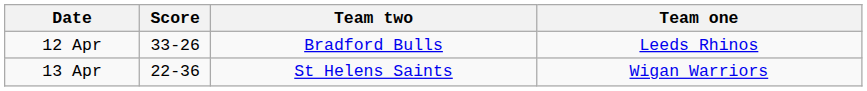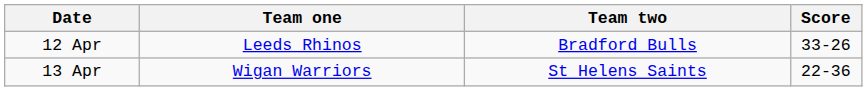columns swapped: (699, 18) <-> (175, 18)
